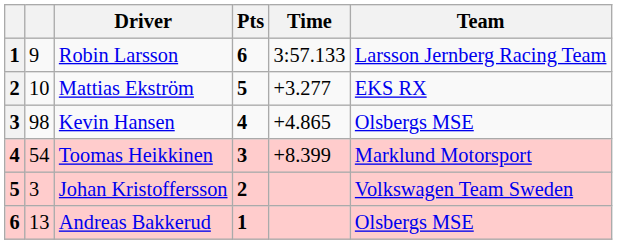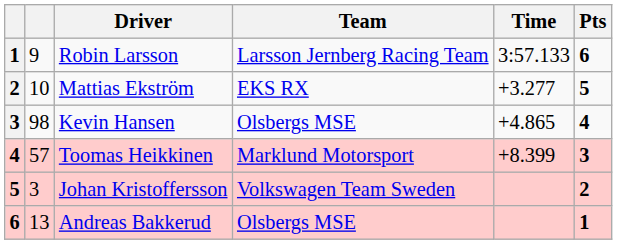columns swapped: (481, 21) <-> (251, 21)
(39, 155) 54 -> (39, 155) 57
